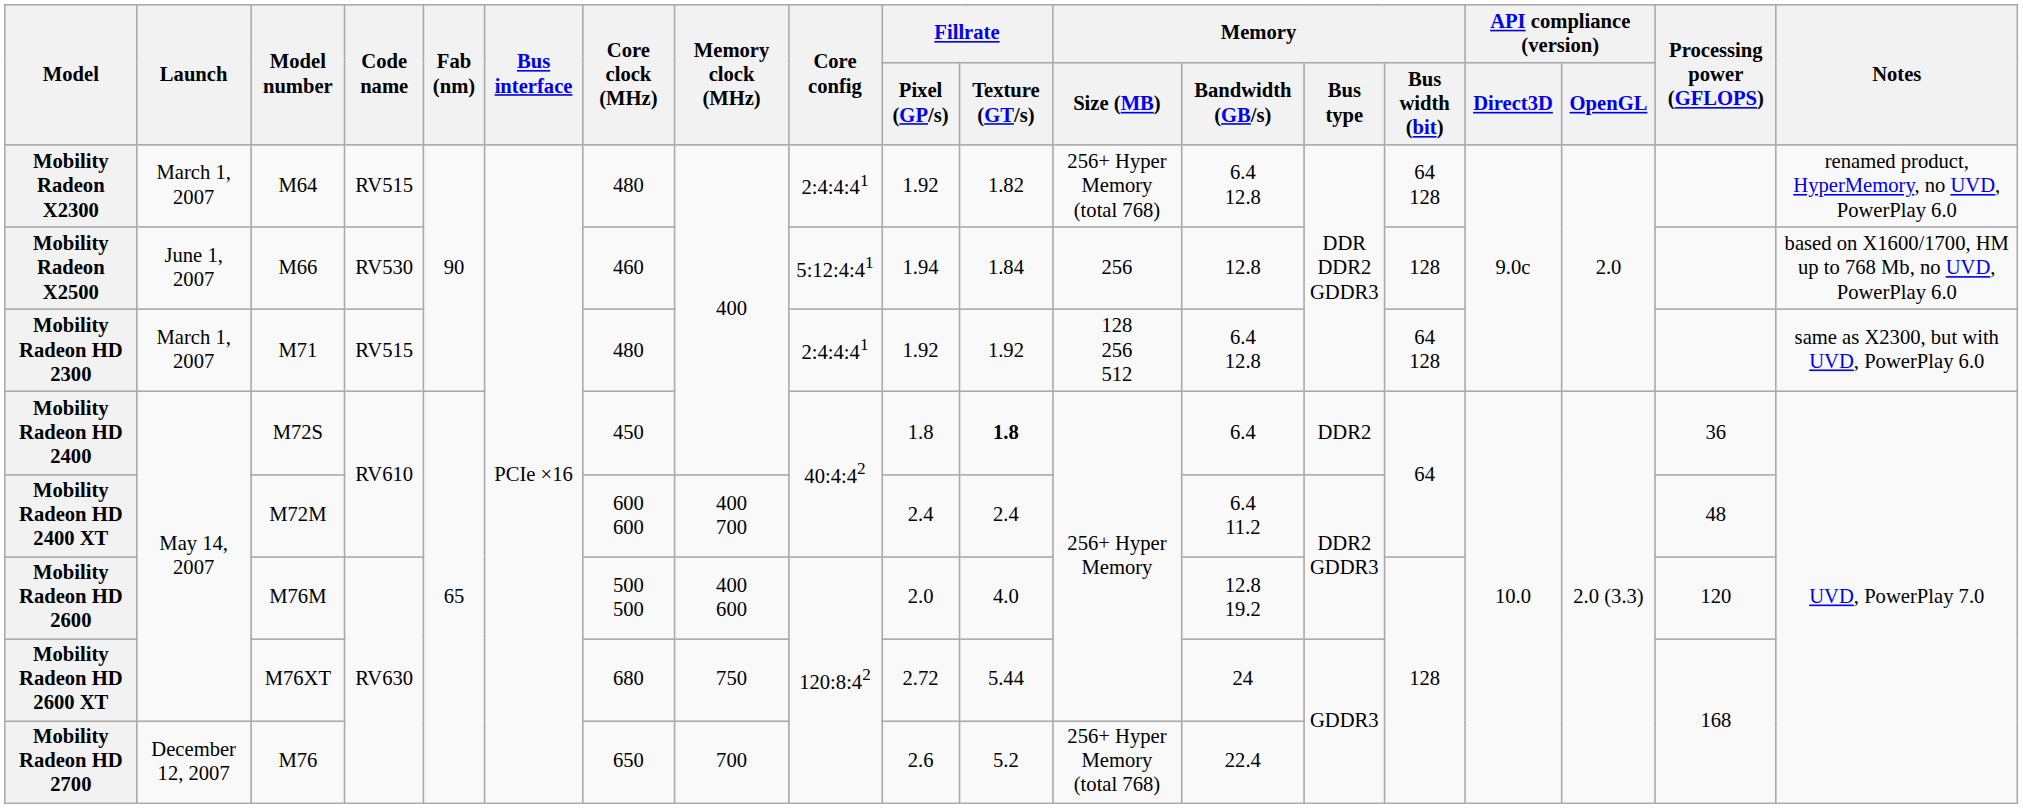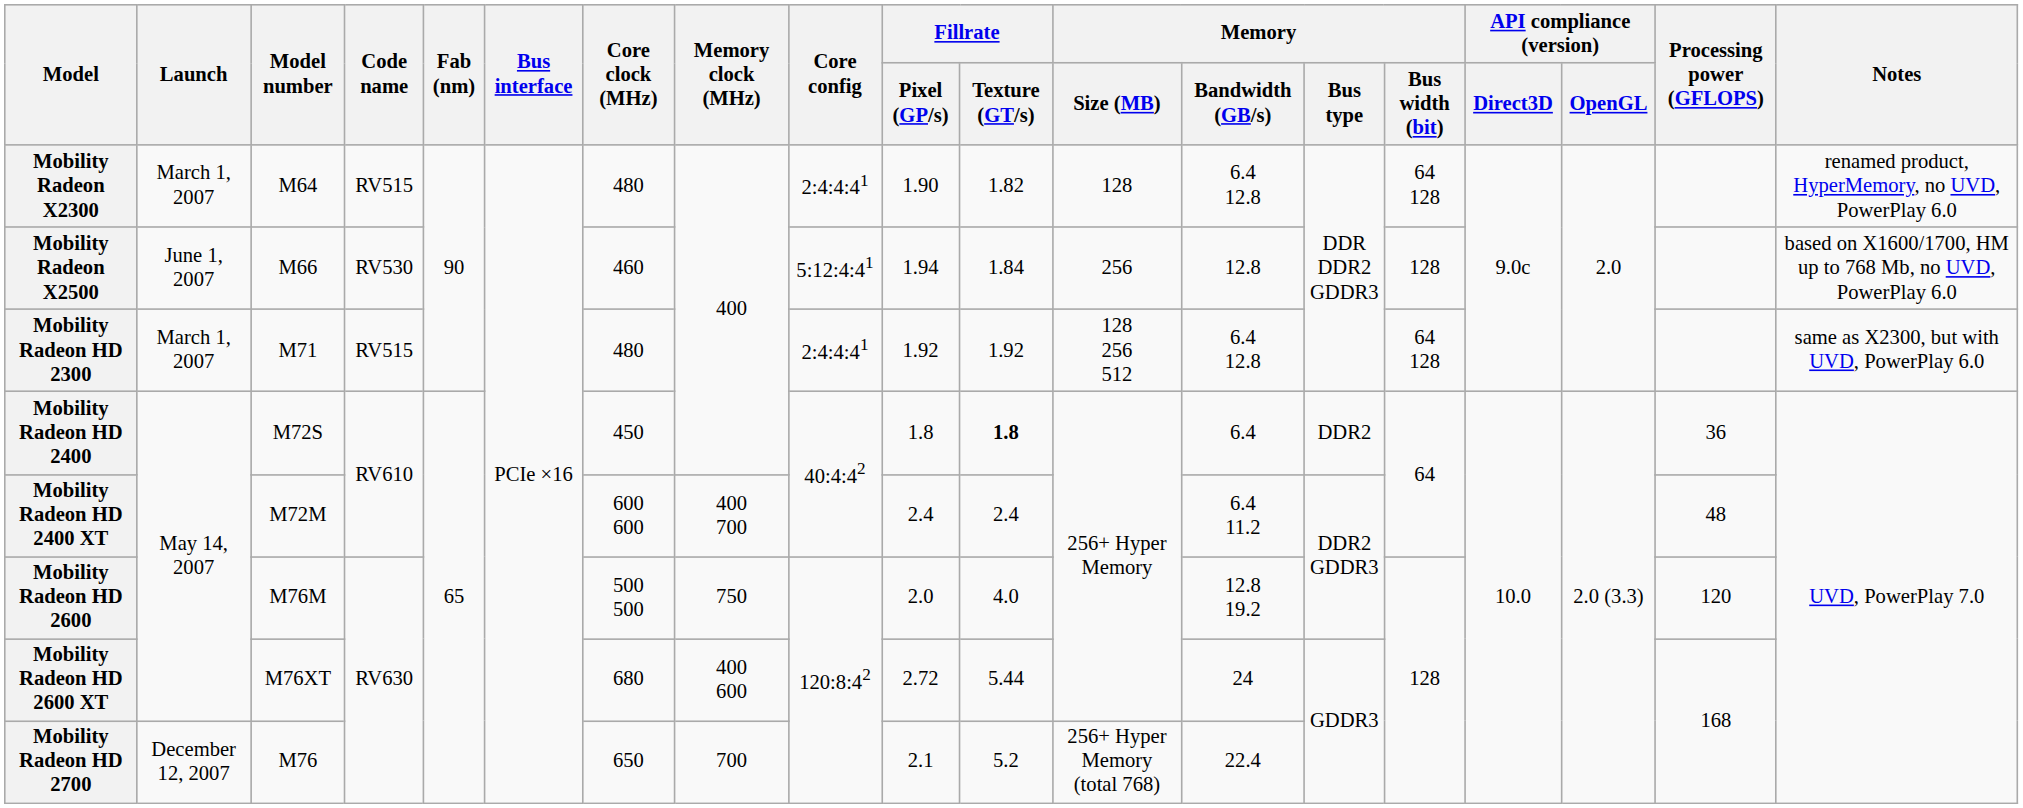(921, 185) 1.92 -> (921, 185) 1.90
(1117, 185) 256+ Hyper Memory (total 768) -> (1117, 185) 128
(732, 597) 400 600 -> (732, 597) 750
(732, 679) 750 -> (732, 679) 400 600
(921, 761) 2.6 -> (921, 761) 2.1
